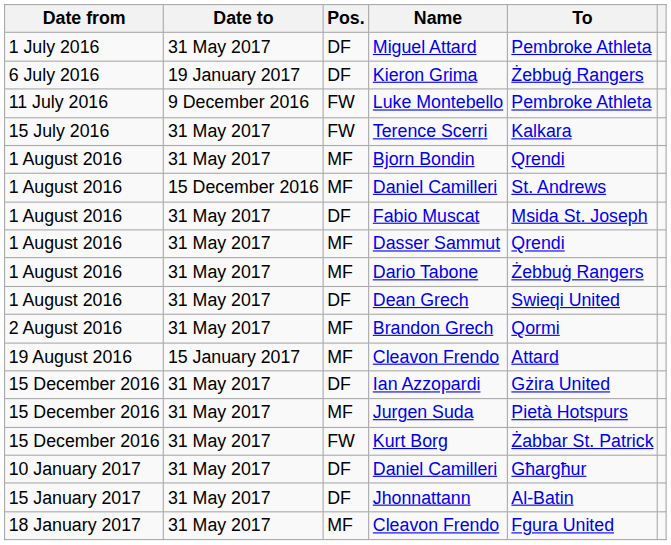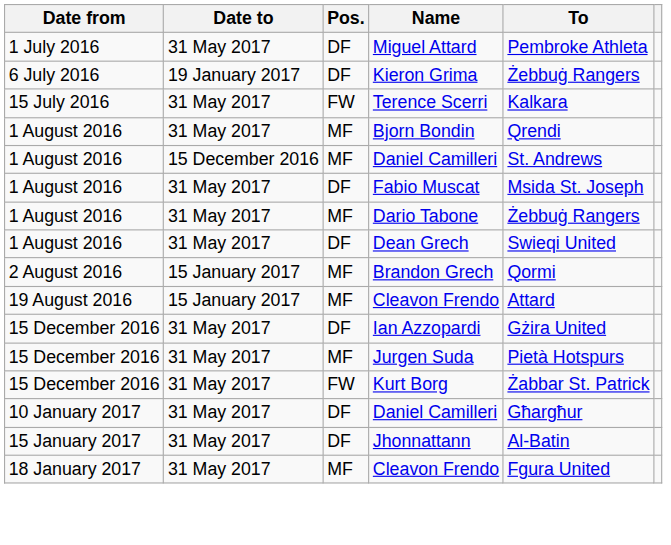- row: (58, 103)
- row: (65, 243)
(219, 328) 31 May 2017 -> (234, 272) 15 January 2017
